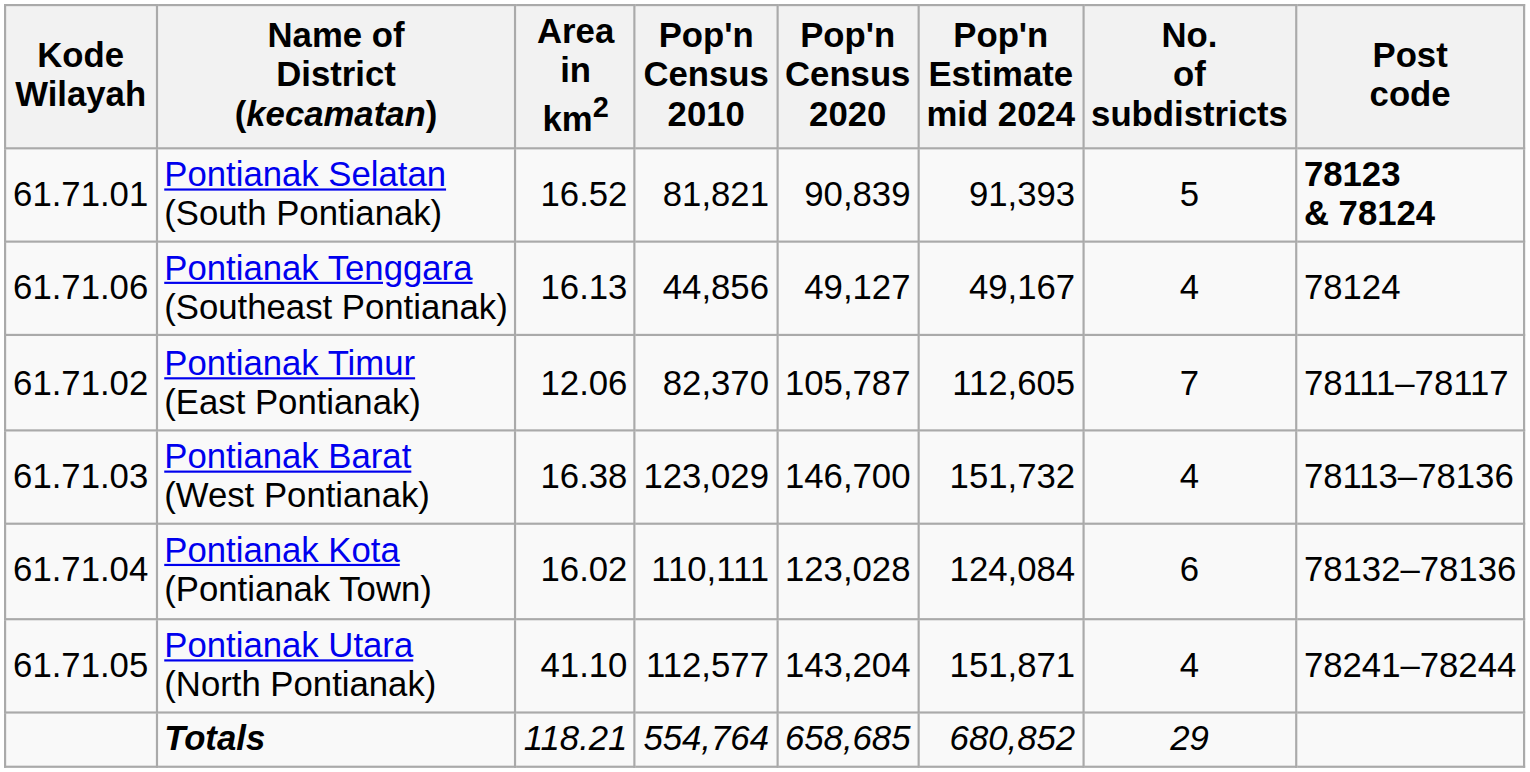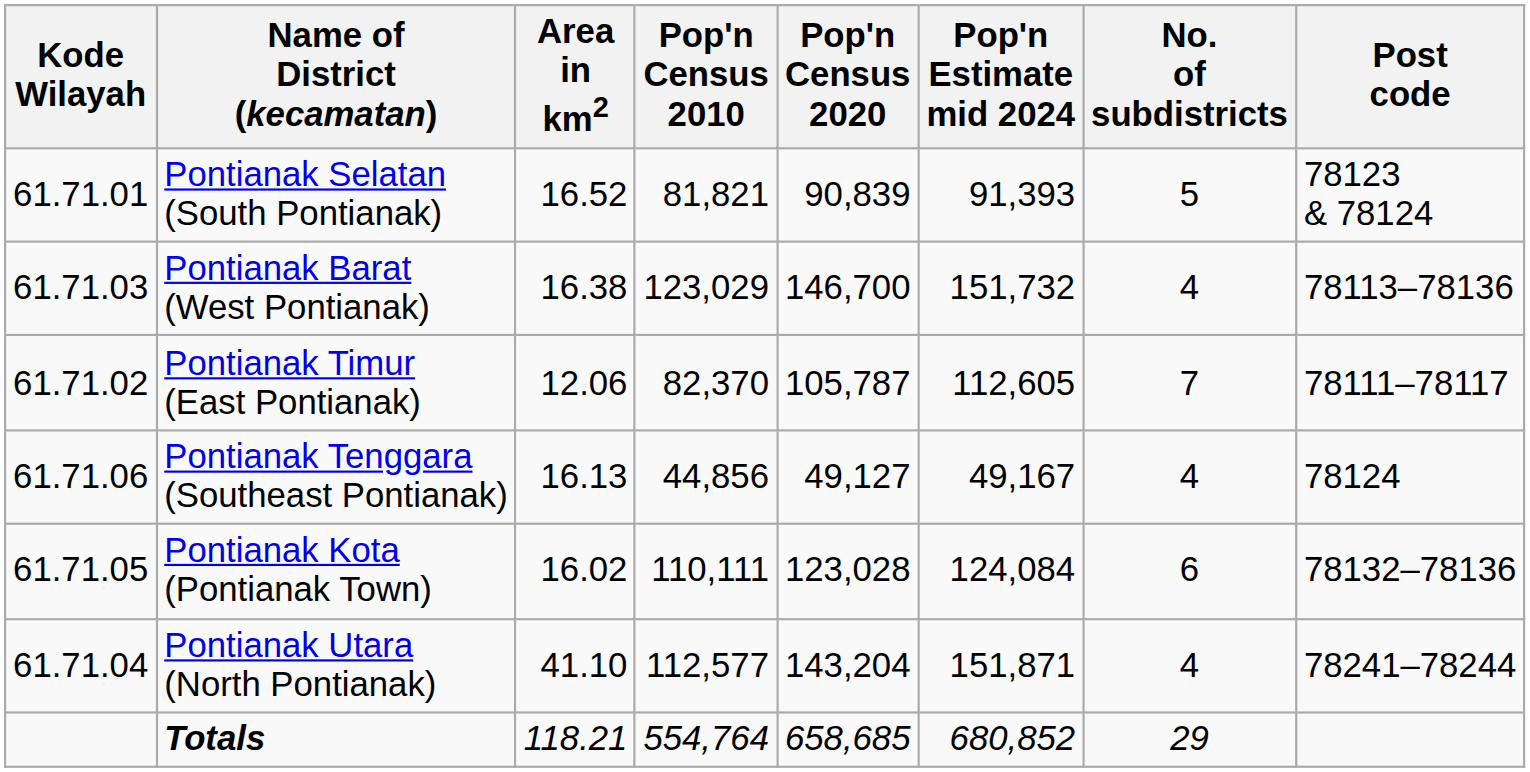(1370, 194) bold -> (1369, 194) normal
rows swapped: (336, 288) <-> (297, 476)
(81, 570) 61.71.04 -> (81, 570) 61.71.05
(81, 664) 61.71.05 -> (81, 664) 61.71.04
